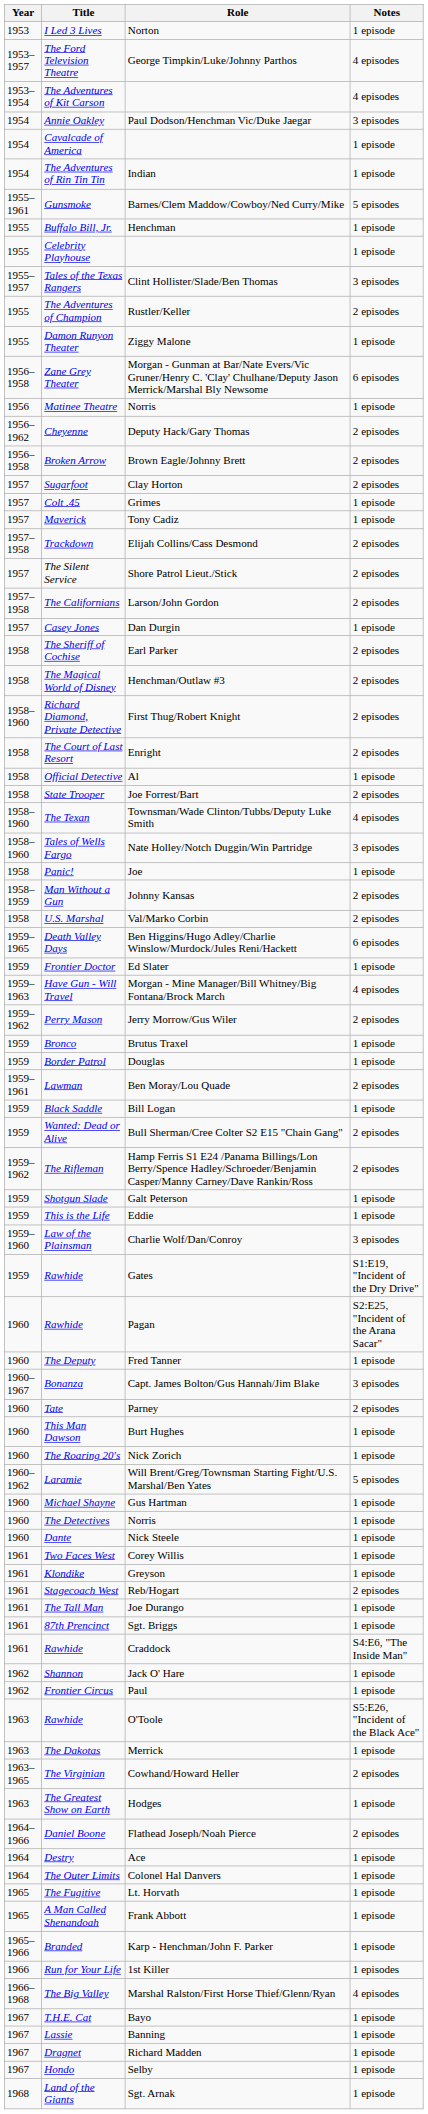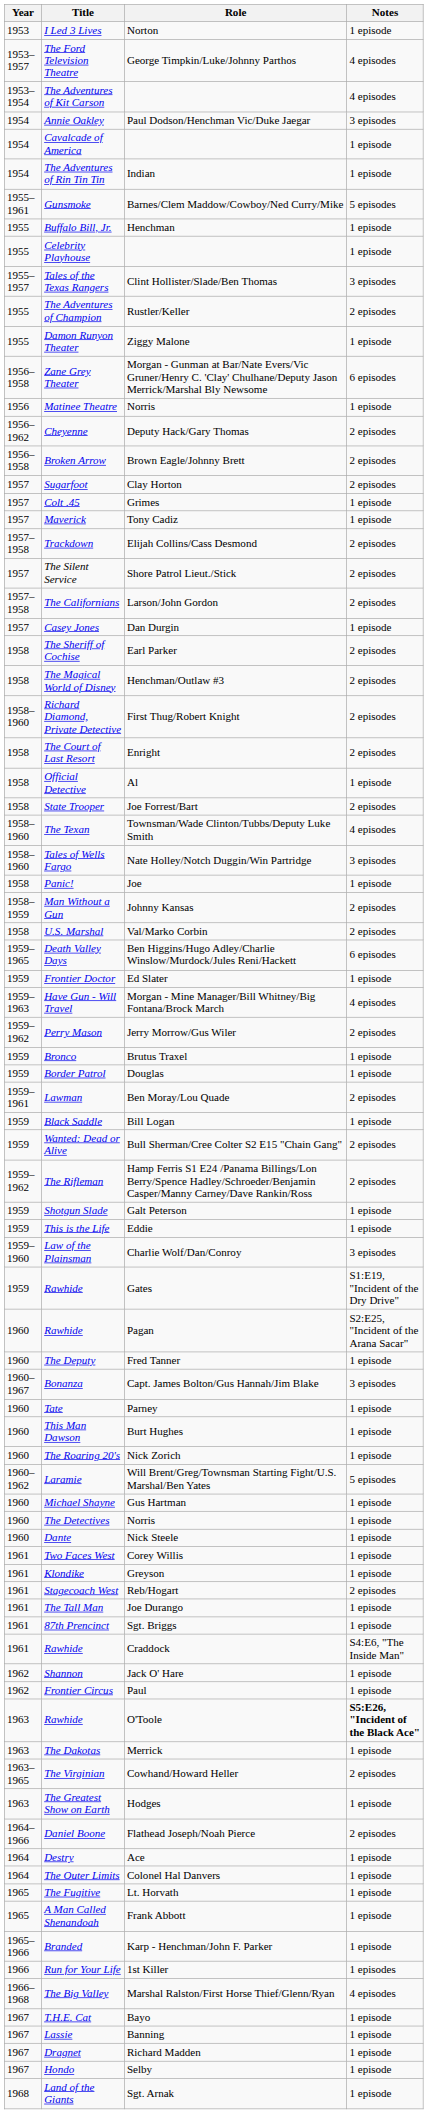(376, 1408) 2 episodes -> (370, 1408) 1 episode
(386, 1720) normal -> (385, 1720) bold
